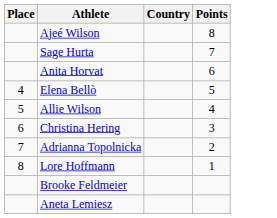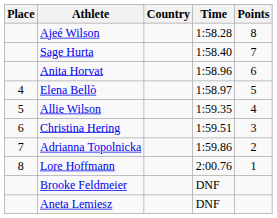+ column: (214, 14)
